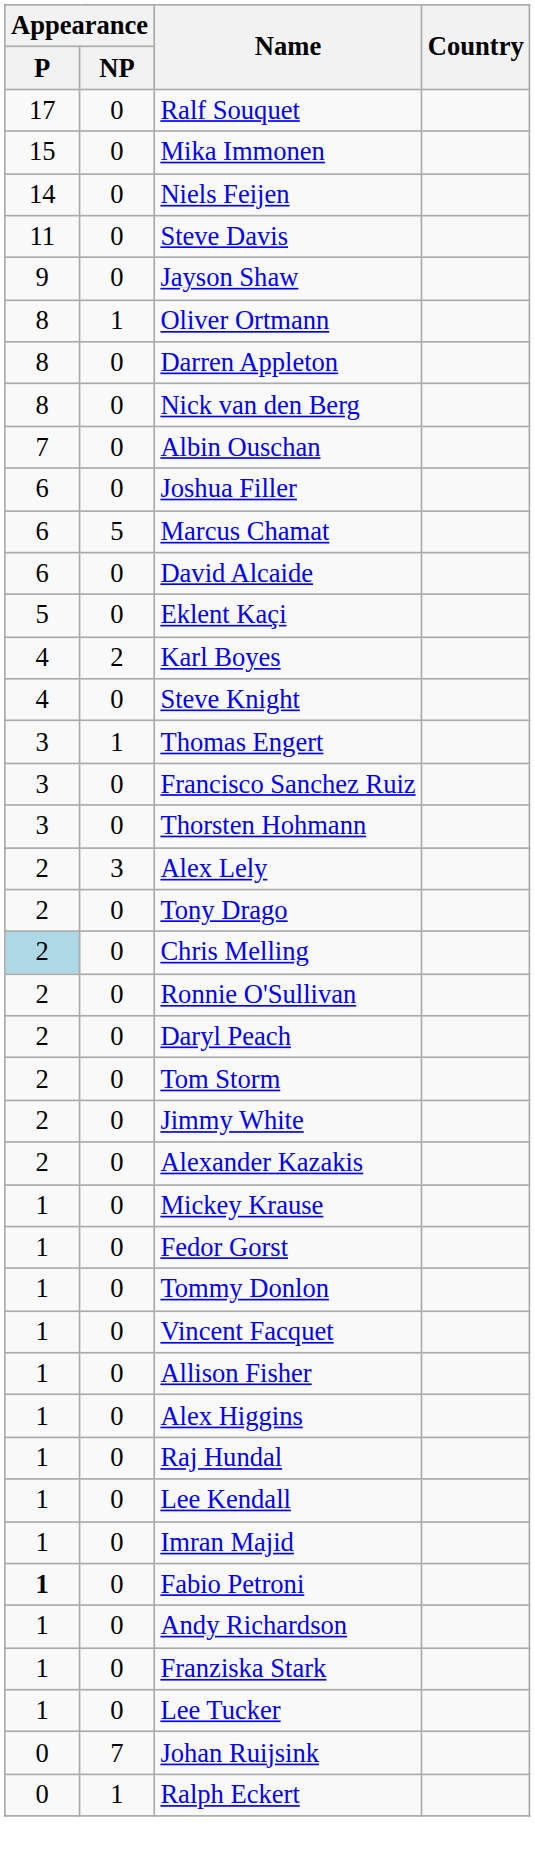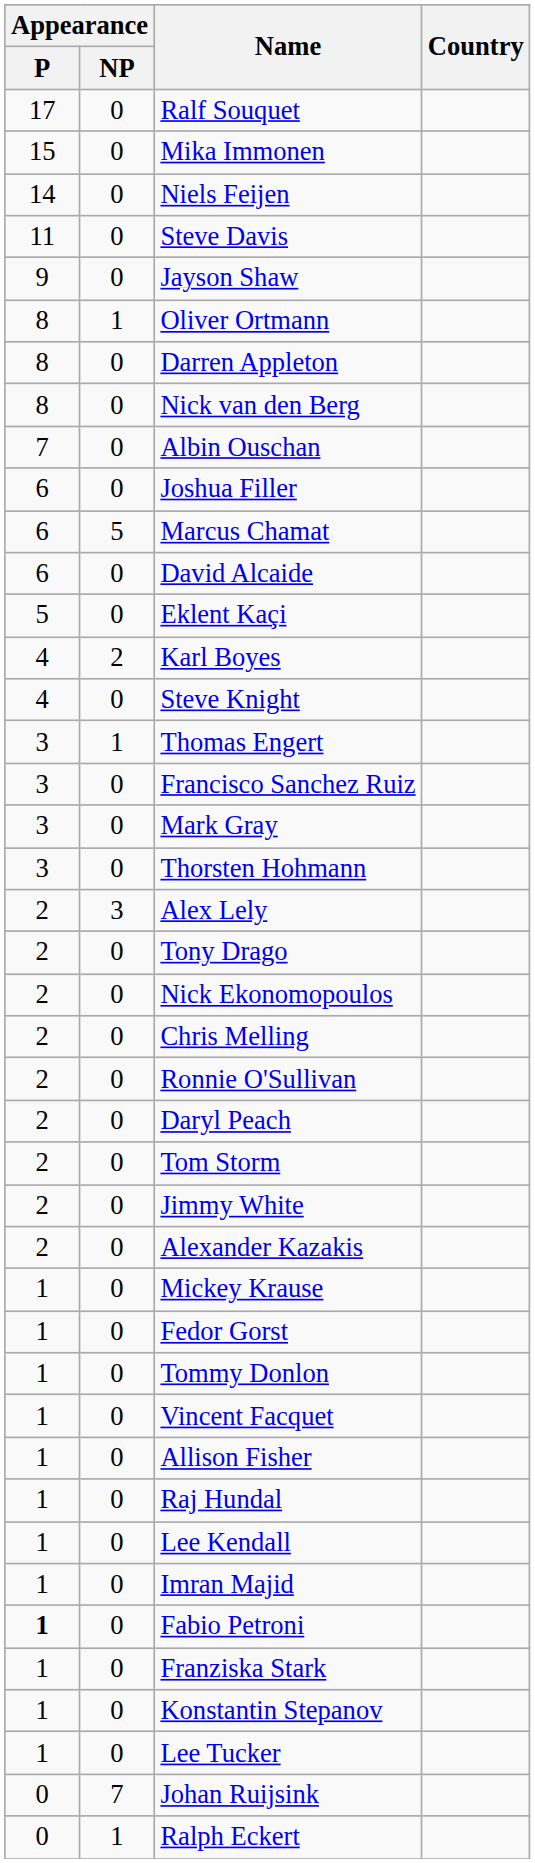+ row: (219, 825)
+ row: (277, 994)
(42, 952) lightblue background -> (42, 1036) no background
- row: (232, 1415)
- row: (254, 1626)
+ row: (271, 1710)
